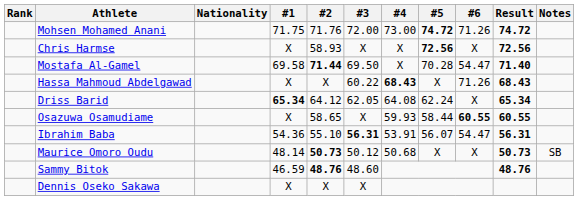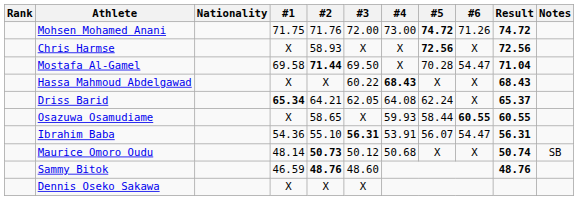(515, 65) 71.40 -> (515, 65) 71.04
(474, 83) 71.26 -> (474, 83) X
(326, 100) 64.12 -> (326, 100) 64.21
(515, 100) 65.34 -> (515, 100) 65.37
(515, 152) 50.73 -> (515, 152) 50.74
